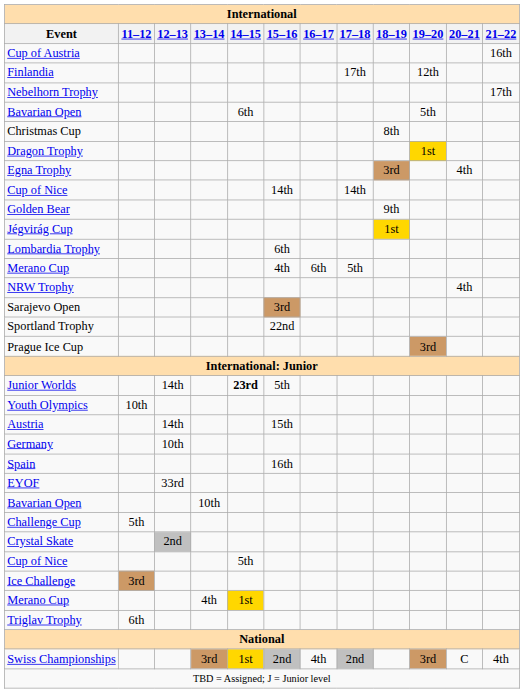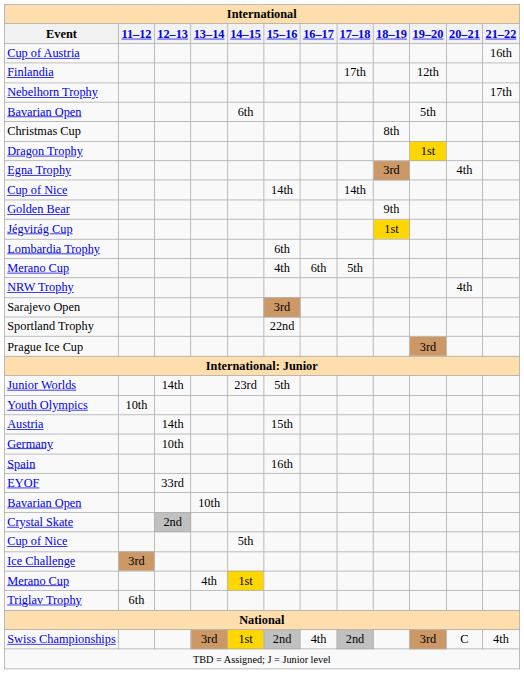(246, 385) bold -> (246, 385) normal
- row: (44, 522)
